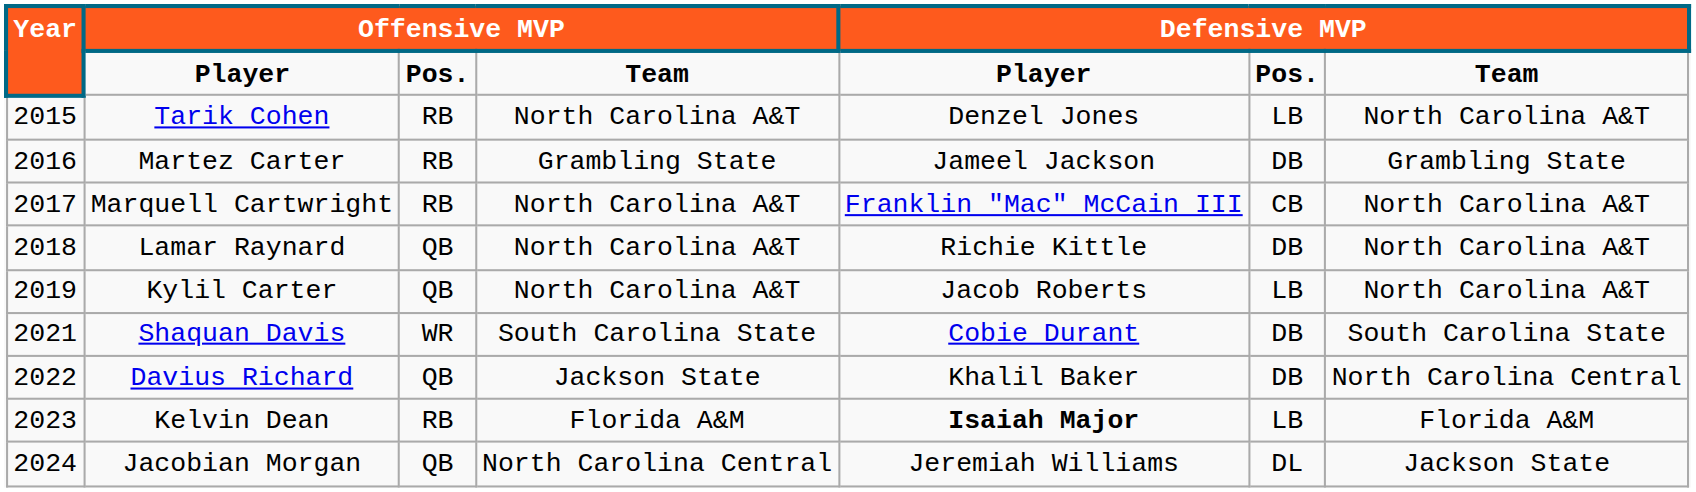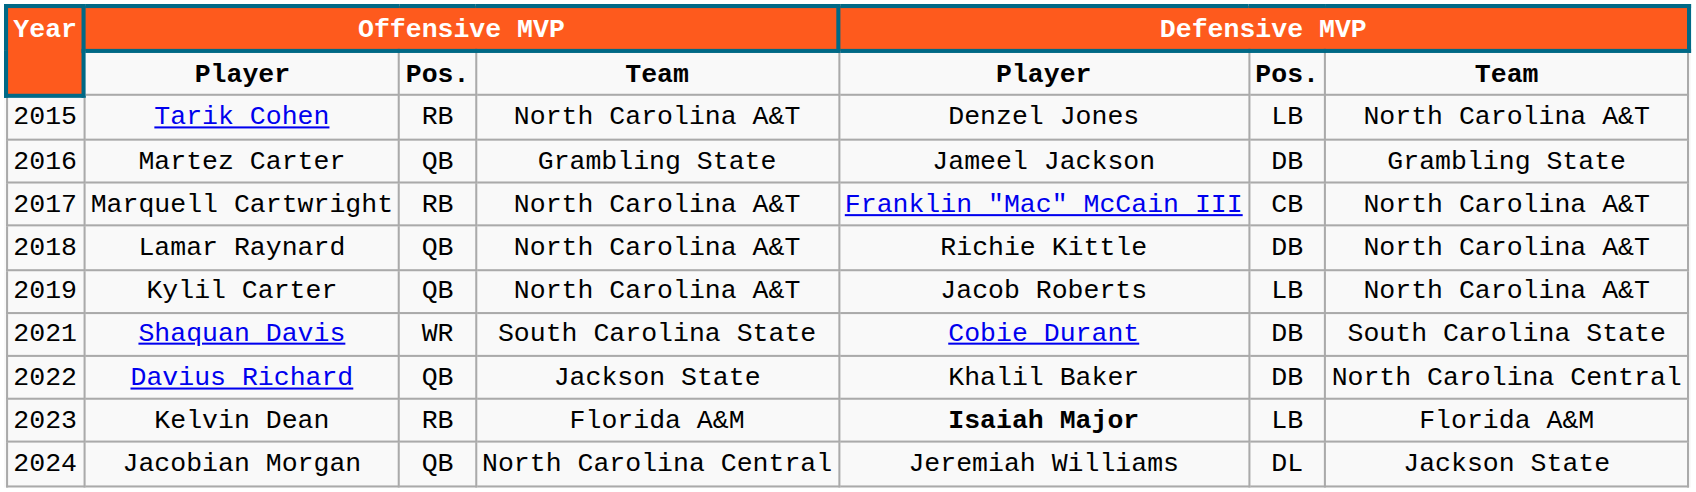(438, 161) RB -> (438, 161) QB
